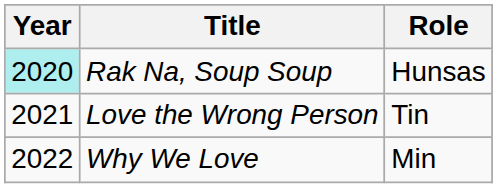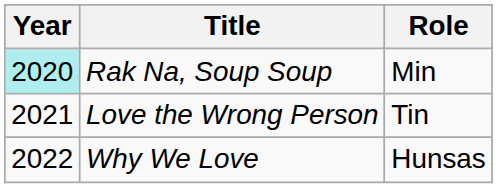(439, 70) Hunsas -> (414, 70) Min
(414, 159) Min -> (439, 159) Hunsas
